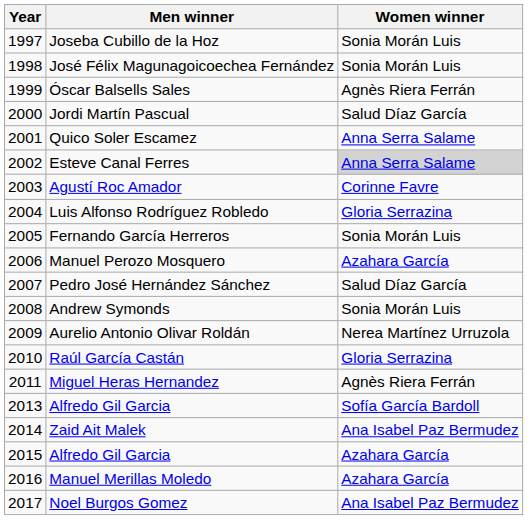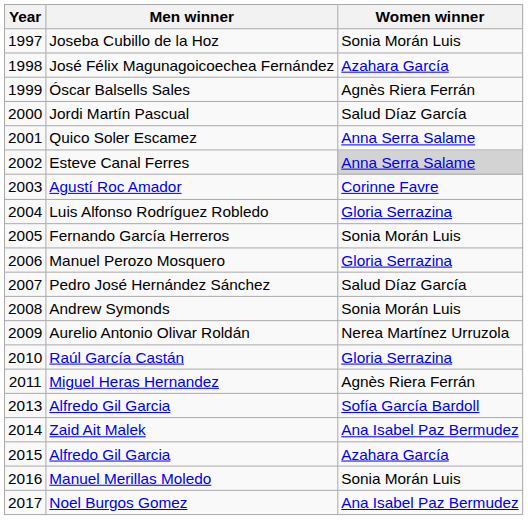(401, 65) Sonia Morán Luis -> (395, 65) Azahara García
(395, 260) Azahara García -> (397, 260) Gloria Serrazina
(395, 479) Azahara García -> (401, 479) Sonia Morán Luis
